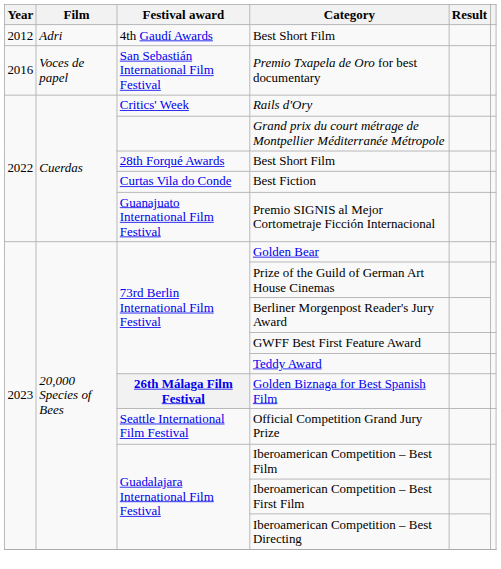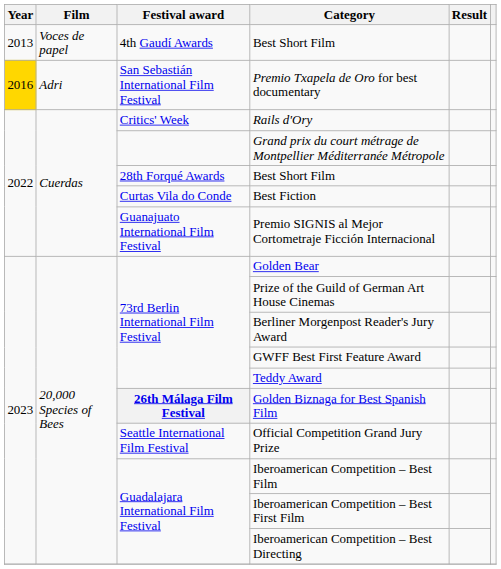(20, 35) 2012 -> (20, 42) 2013
(51, 35) Adri -> (62, 42) Voces de papel
(20, 70) no background -> (20, 85) gold background
(62, 70) Voces de papel -> (51, 85) Adri
